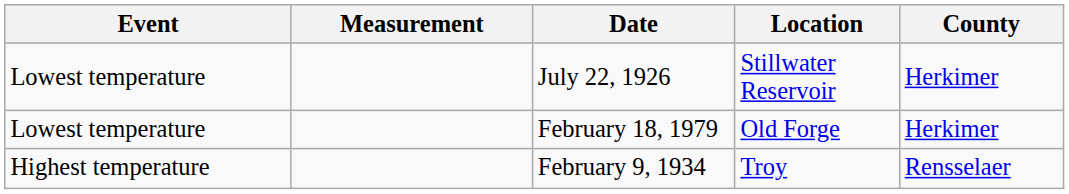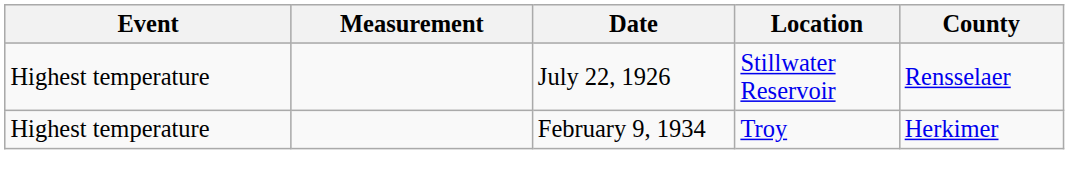(108, 76) Lowest temperature -> (110, 76) Highest temperature
(952, 76) Herkimer -> (958, 76) Rensselaer
- row: (628, 129)
(958, 167) Rensselaer -> (952, 129) Herkimer
